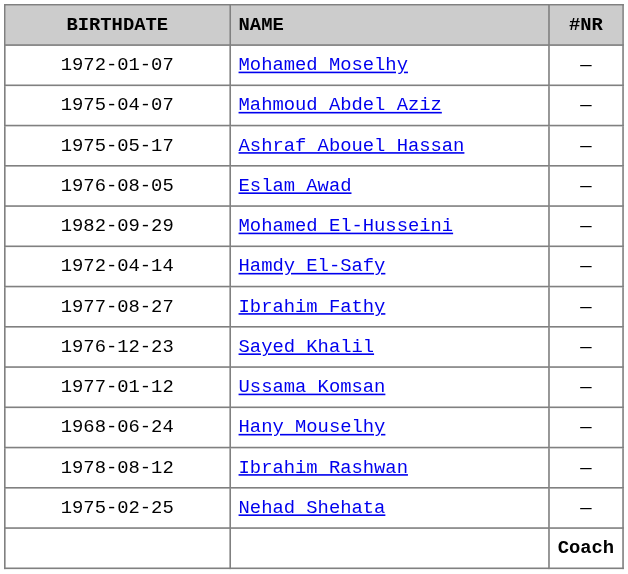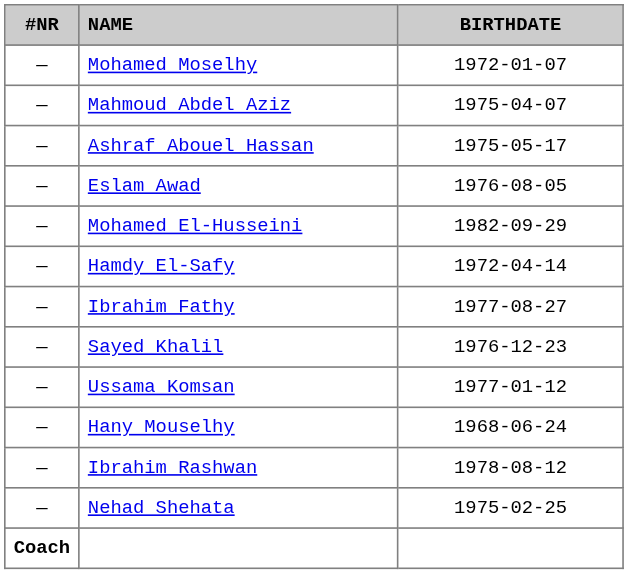columns swapped: (586, 25) <-> (117, 25)
